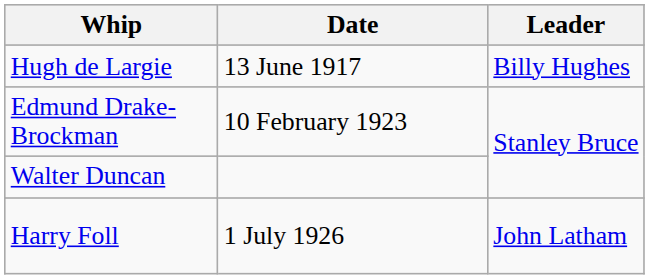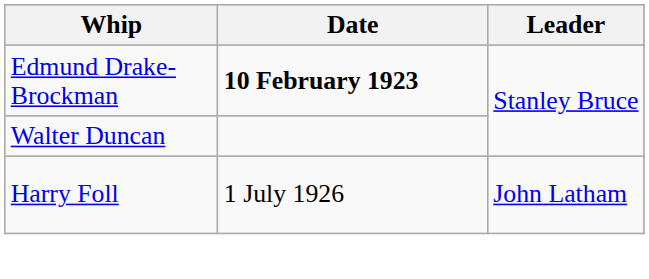- row: (91, 65)
(315, 121) normal -> (321, 80) bold
